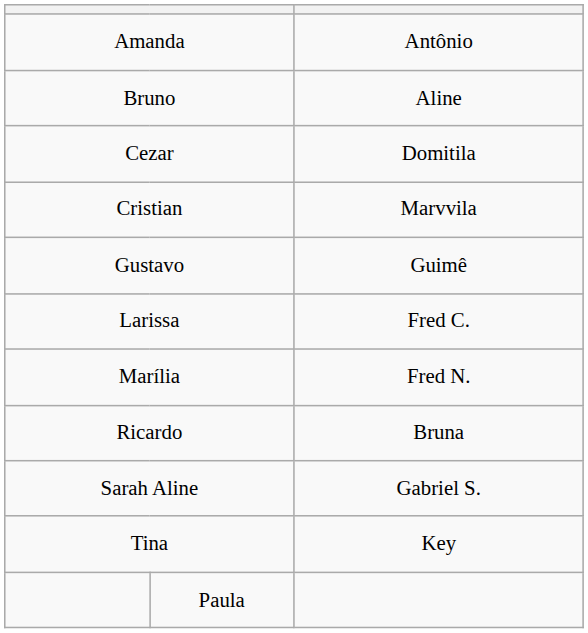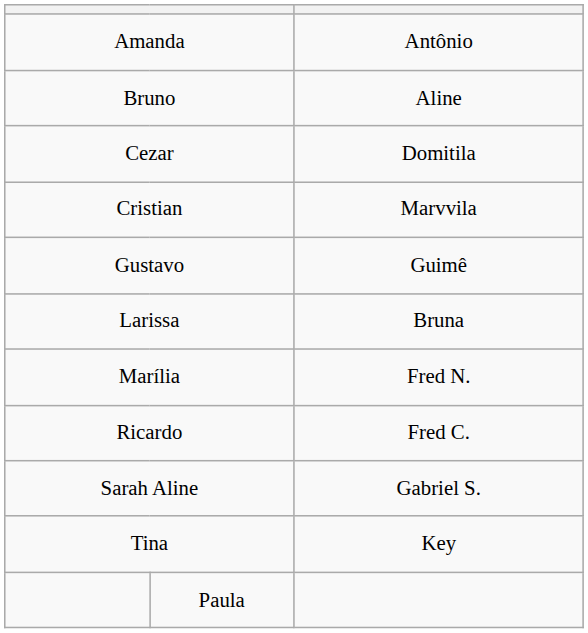(439, 320) Fred C. -> (439, 320) Bruna
(439, 432) Bruna -> (439, 432) Fred C.
